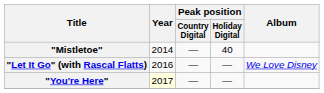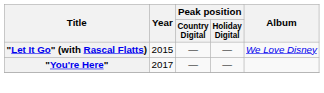- row: (77, 49)
(162, 65) 2016 -> (162, 49) 2015
(162, 80) lightyellow background -> (162, 65) no background
